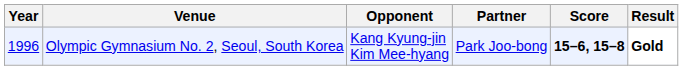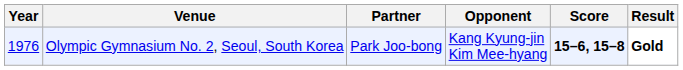columns swapped: (502, 16) <-> (400, 16)
(23, 46) 1996 -> (23, 46) 1976
